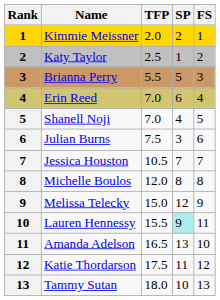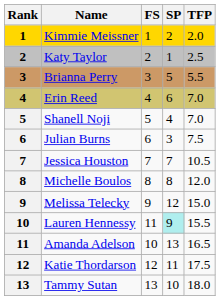columns swapped: (157, 14) <-> (204, 14)
